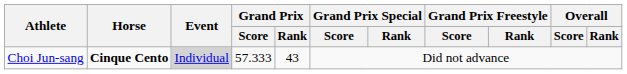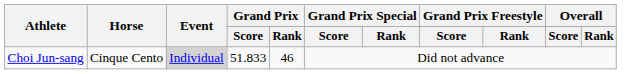(129, 58) bold -> (126, 58) normal
(253, 58) 57.333 -> (248, 58) 51.833
(292, 58) 43 -> (287, 58) 46
